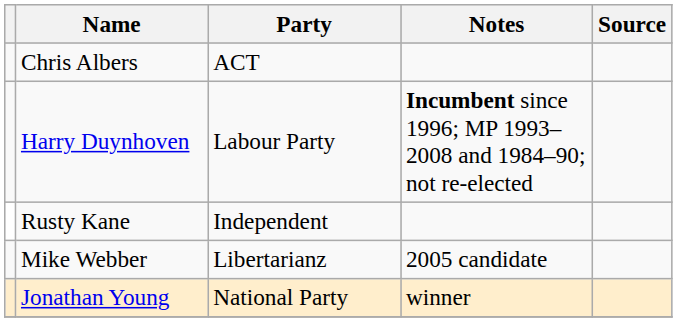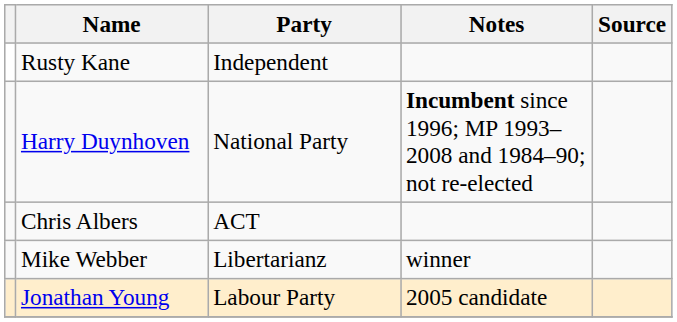rows swapped: (79, 62) <-> (76, 221)
(274, 141) Labour Party -> (281, 141) National Party
(477, 259) 2005 candidate -> (438, 259) winner
(281, 298) National Party -> (274, 298) Labour Party
(438, 298) winner -> (477, 298) 2005 candidate
